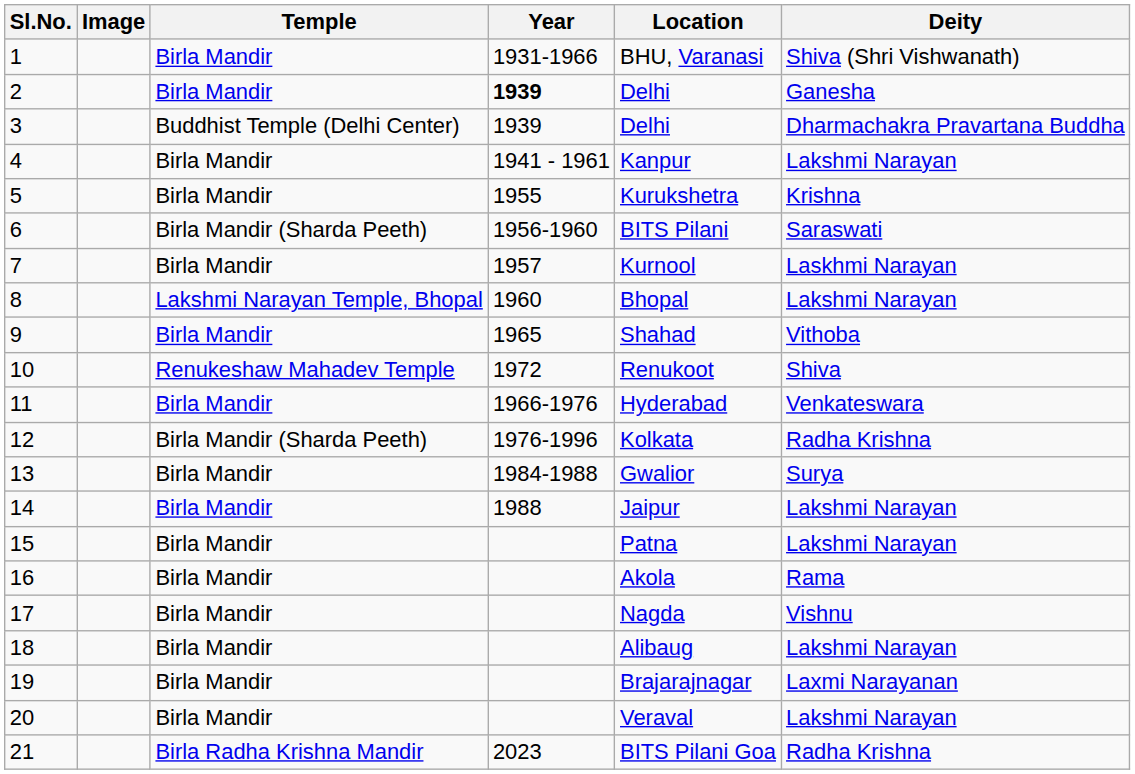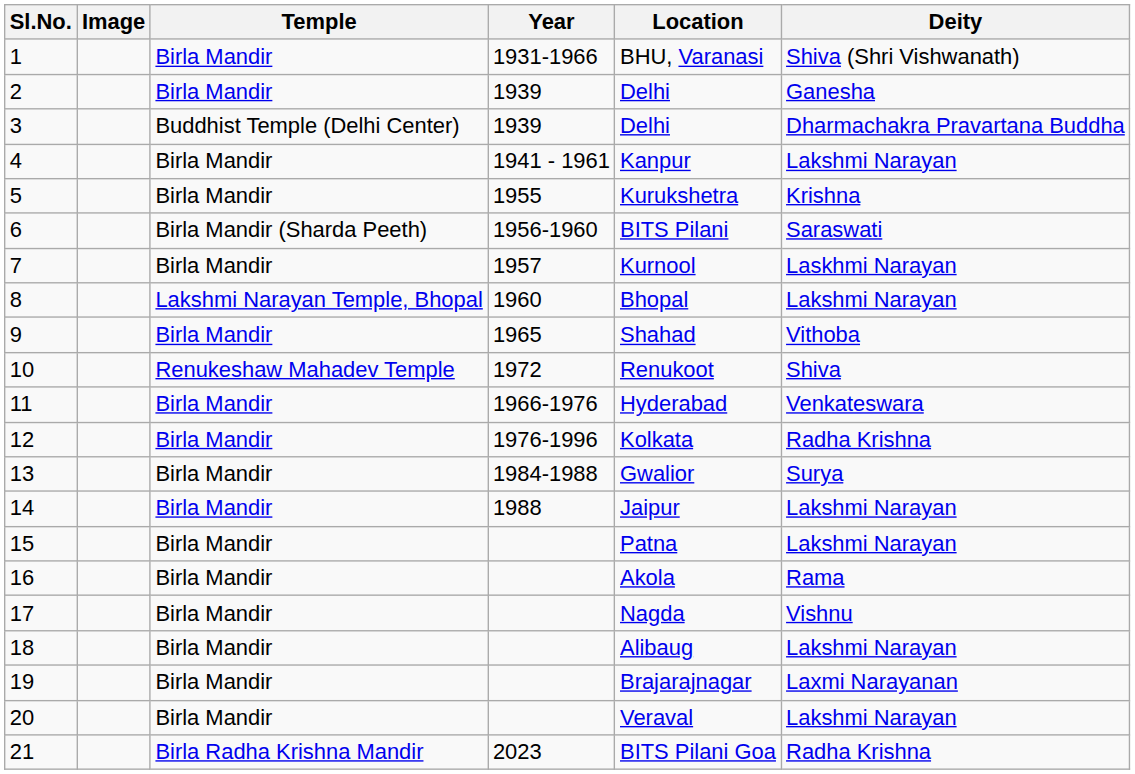(517, 91) bold -> (517, 91) normal
(291, 439) Birla Mandir (Sharda Peeth) -> (214, 439) Birla Mandir
